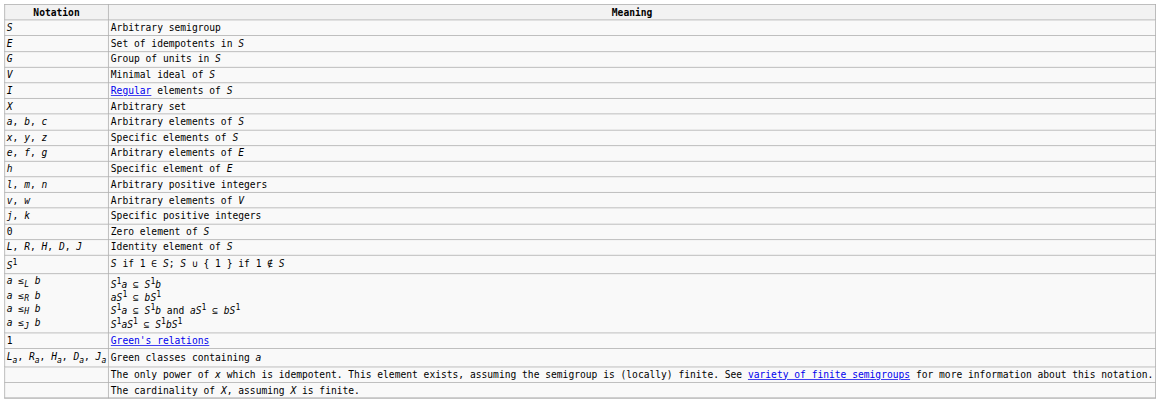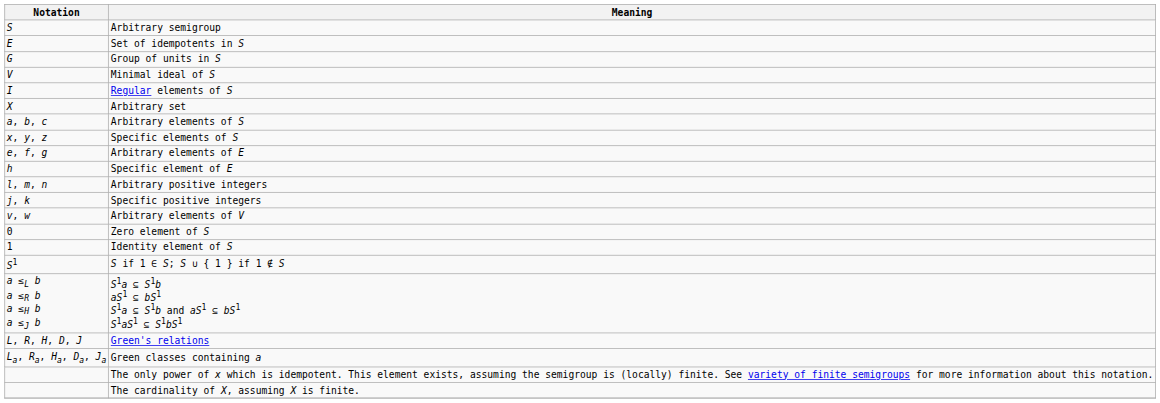rows swapped: (186, 216) <-> (177, 200)
(44, 247) L, R, H, D, J -> (10, 247) 1
(10, 341) 1 -> (44, 341) L, R, H, D, J
